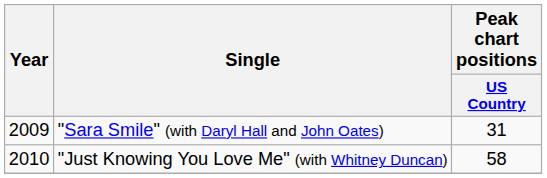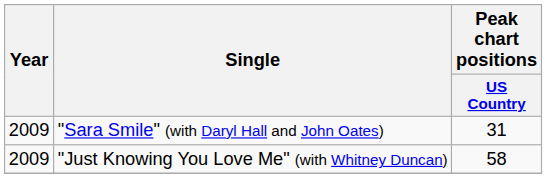(29, 159) 2010 -> (29, 159) 2009
